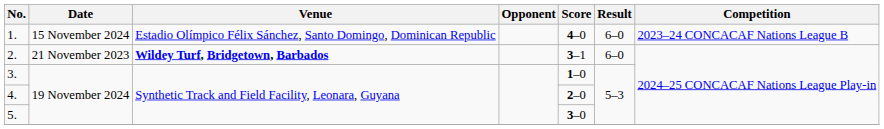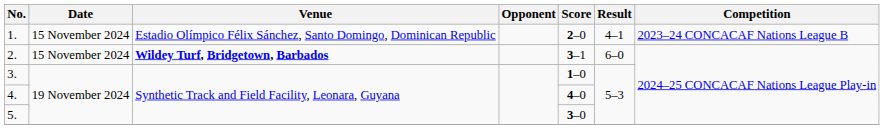(576, 34) 4–0 -> (576, 34) 2–0
(614, 34) 6–0 -> (614, 34) 4–1
(81, 54) 21 November 2023 -> (81, 54) 15 November 2024
(576, 94) 2–0 -> (576, 94) 4–0
